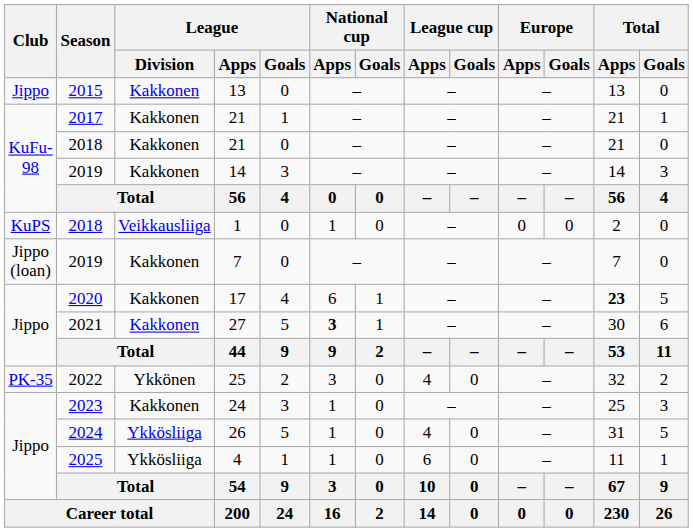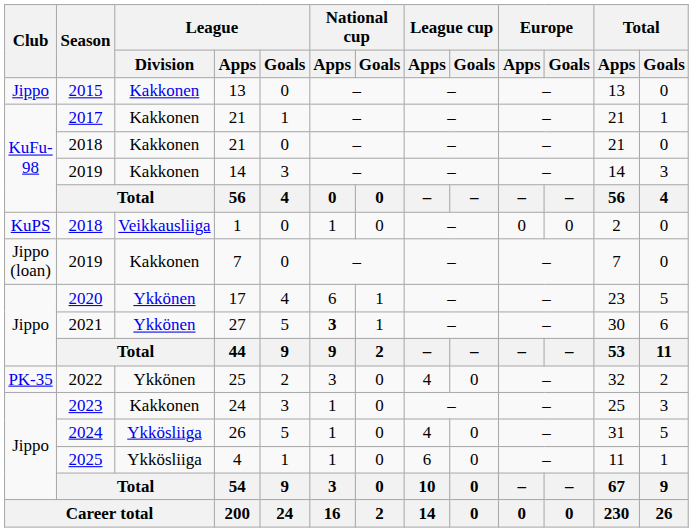(164, 298) Kakkonen -> (164, 298) Ykkönen
(617, 298) bold -> (617, 298) normal
(164, 325) Kakkonen -> (164, 325) Ykkönen
